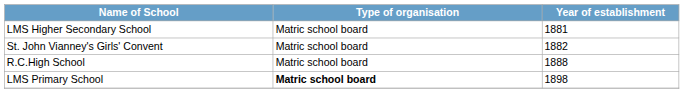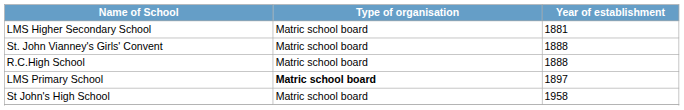(556, 46) 1882 -> (556, 46) 1888
(556, 79) 1898 -> (556, 79) 1897
+ row: (58, 96)
